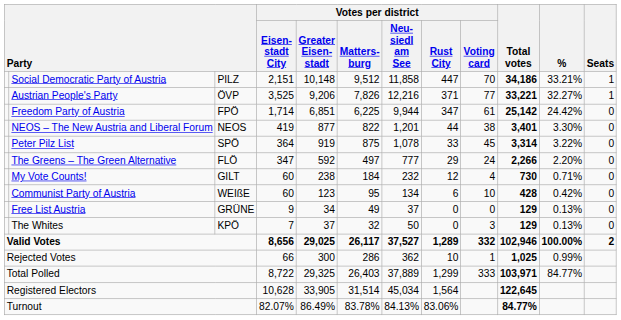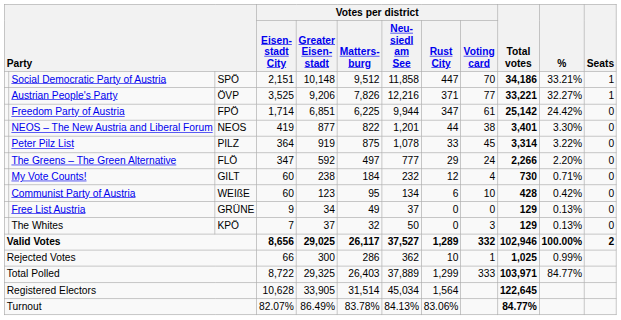(228, 79) PILZ -> (228, 79) SPÖ
(228, 144) SPÖ -> (228, 144) PILZ
